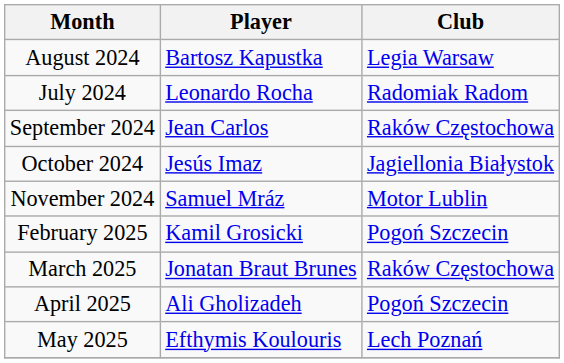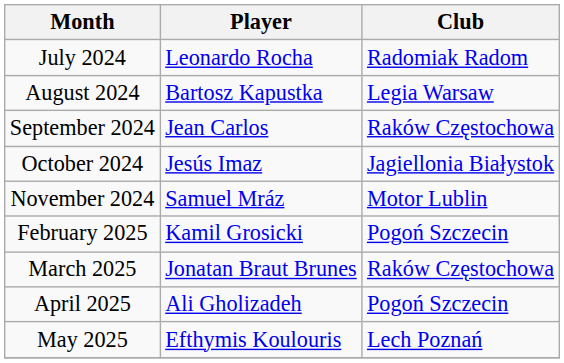rows swapped: (82, 92) <-> (82, 57)
